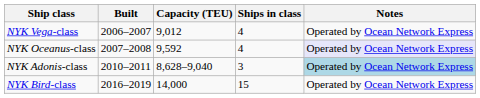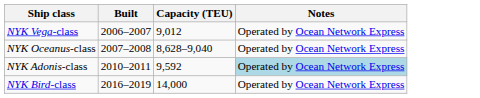- column: (269, 13)
(169, 48) 9,592 -> (184, 48) 8,628–9,040
(390, 48) lavender background -> (321, 48) no background
(184, 66) 8,628–9,040 -> (169, 66) 9,592
